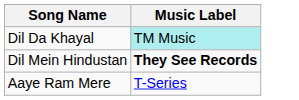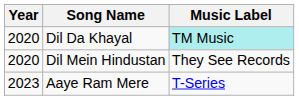+ column: (24, 15)
(196, 60) bold -> (231, 60) normal
